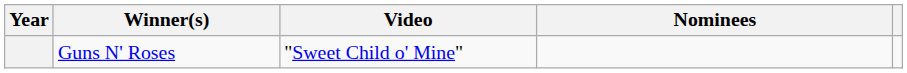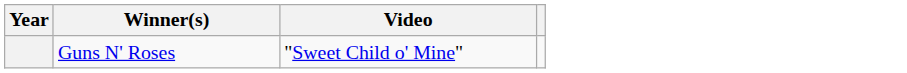- column: (715, 20)
